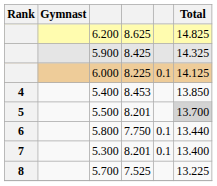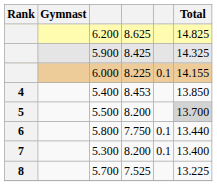(193, 73) 14.125 -> (193, 73) 14.155
(137, 112) 8.201 -> (137, 112) 8.200
(137, 151) 8.201 -> (137, 151) 8.200
